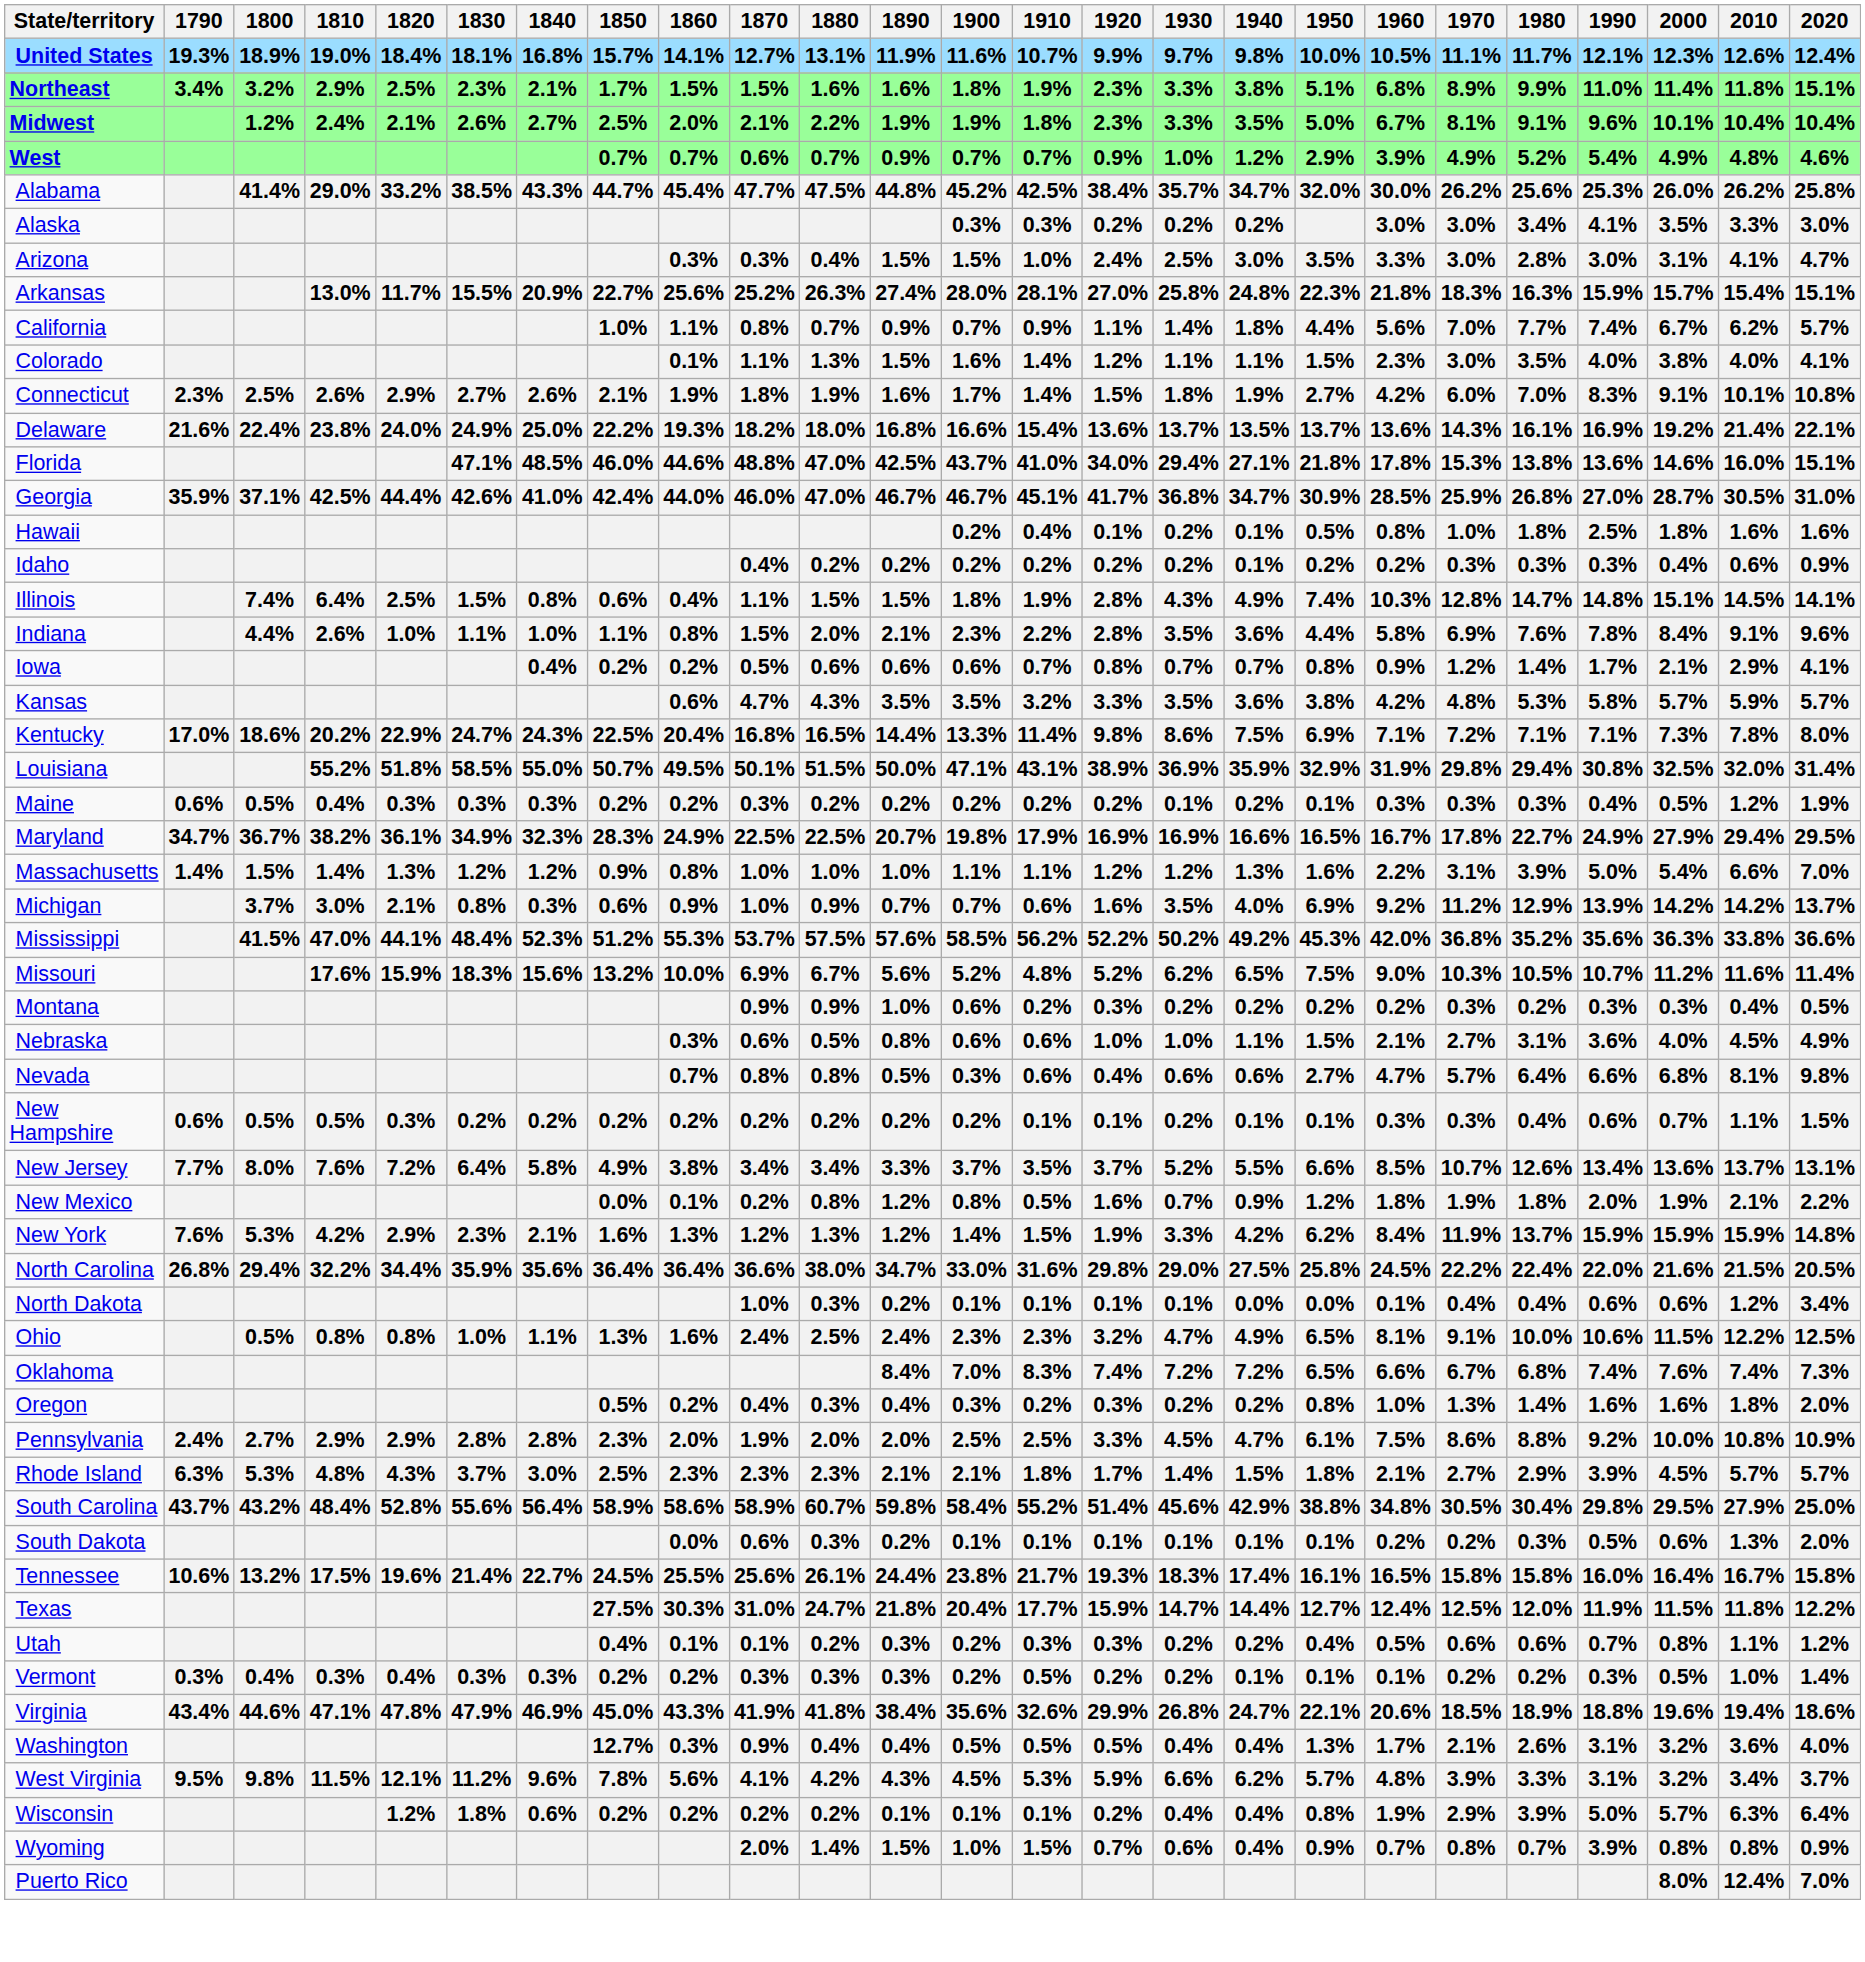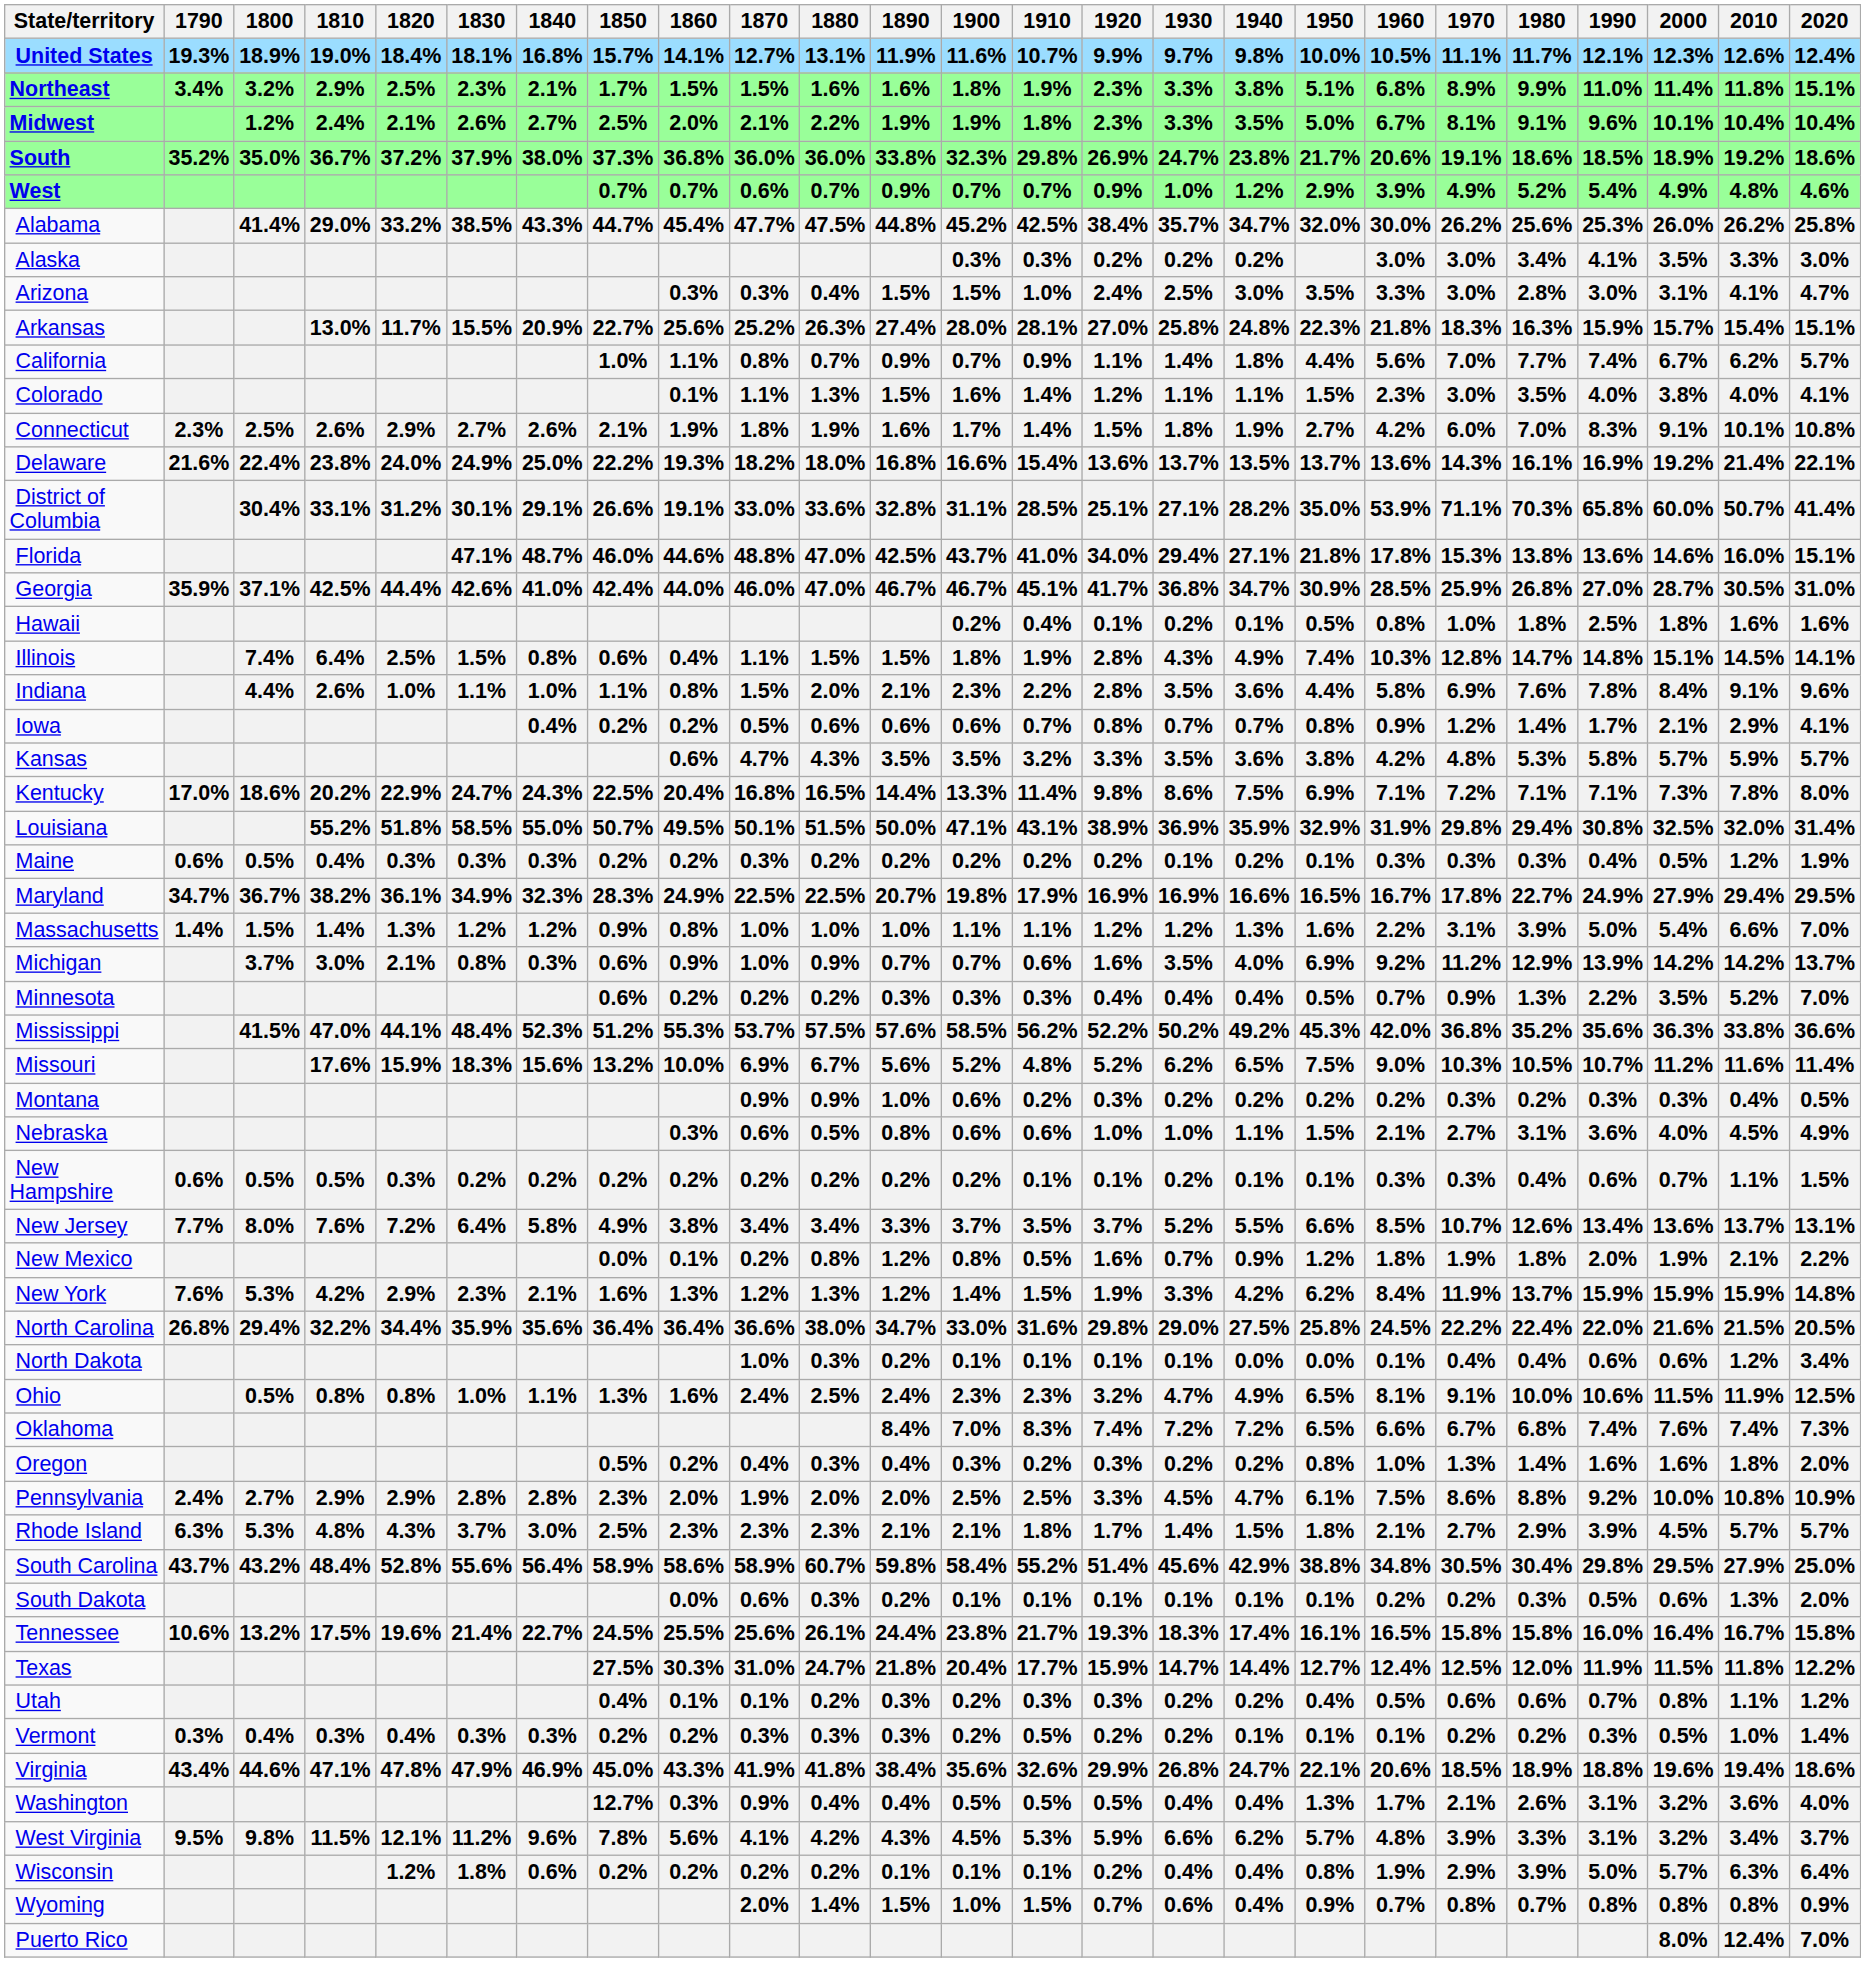+ row: (40, 157)
+ row: (57, 509)
(552, 463) 48.5% -> (552, 555) 48.7%
- row: (39, 565)
+ row: (62, 997)
- row: (50, 1075)
(1754, 1337) 12.2% -> (1754, 1395) 11.9%
(1613, 1847) 3.9% -> (1613, 1905) 0.8%
